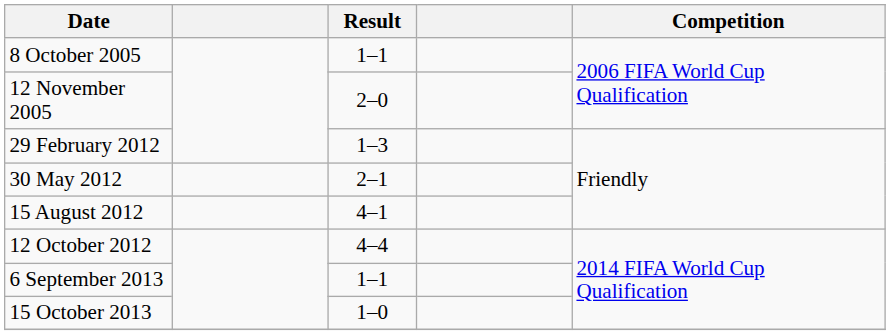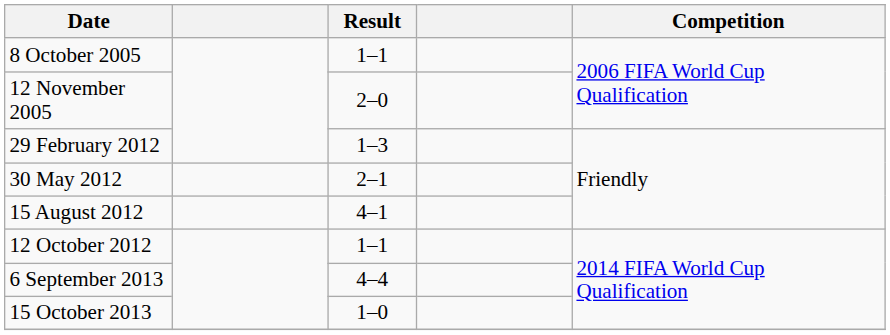(372, 245) 4–4 -> (372, 245) 1–1
(372, 279) 1–1 -> (372, 279) 4–4
